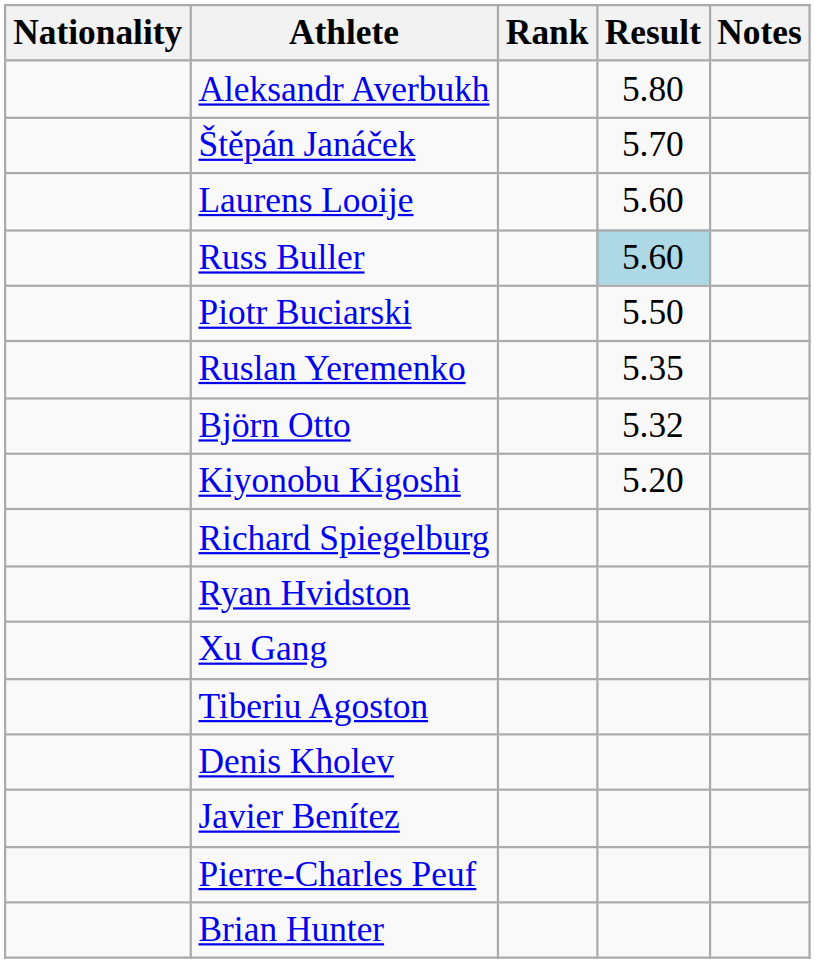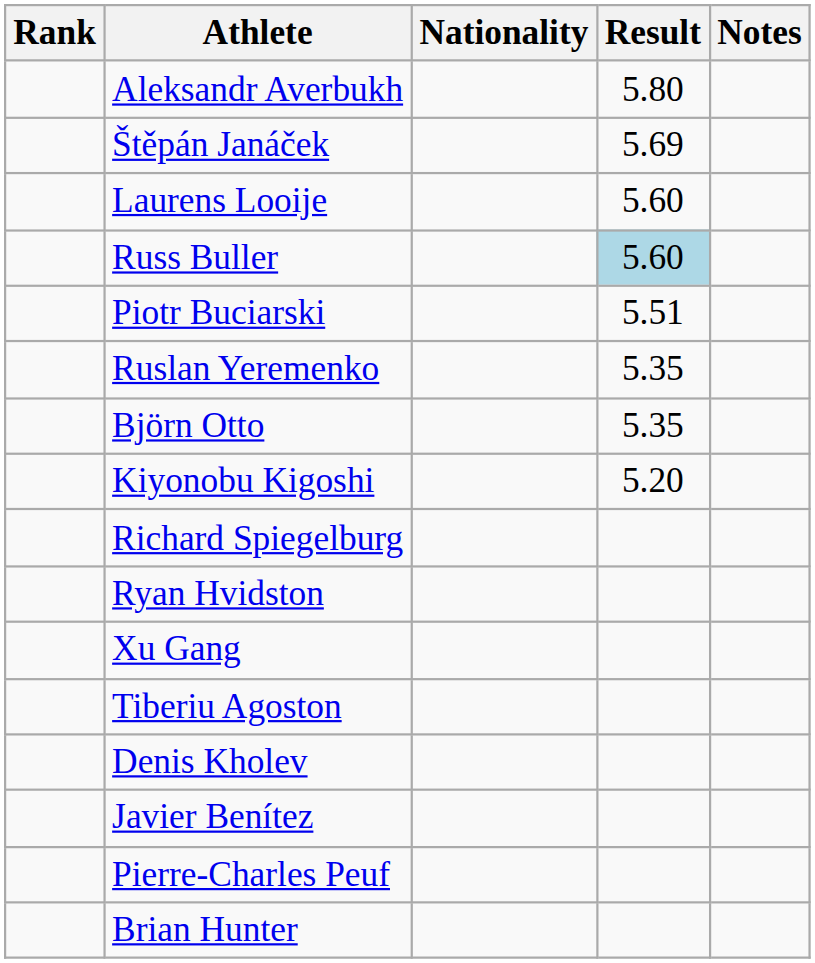columns swapped: (547, 32) <-> (98, 32)
(653, 144) 5.70 -> (653, 144) 5.69
(653, 312) 5.50 -> (653, 312) 5.51
(653, 425) 5.32 -> (653, 425) 5.35
